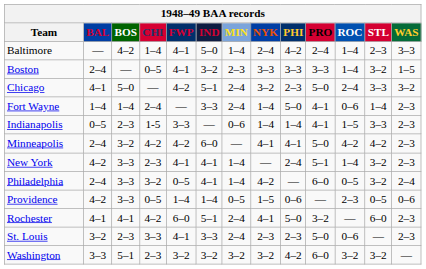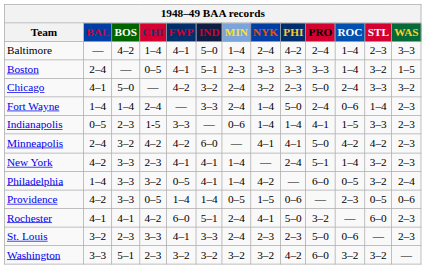(209, 69) 3–2 -> (209, 69) 5–1
(209, 88) 5–1 -> (209, 88) 3–2
(320, 106) 4–1 -> (320, 106) 2–4
(98, 180) 2–4 -> (98, 180) 1–4
